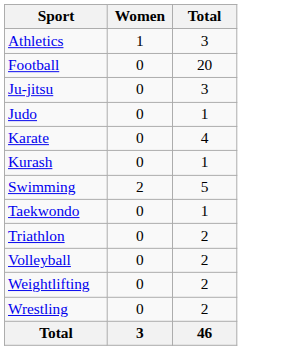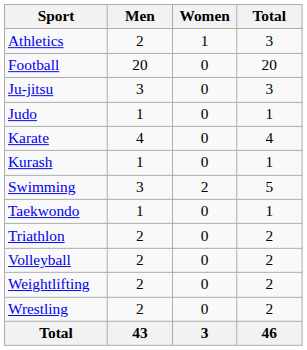+ column: (140, 16)
